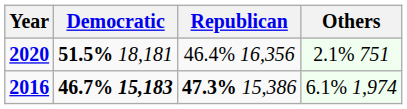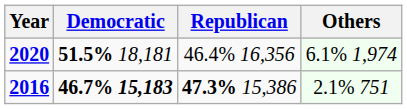(351, 54) 2.1% 751 -> (351, 54) 6.1% 1,974
(351, 87) 6.1% 1,974 -> (351, 87) 2.1% 751
